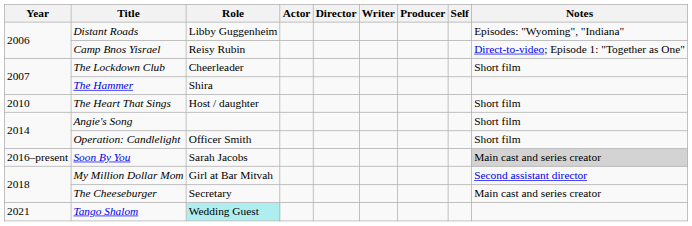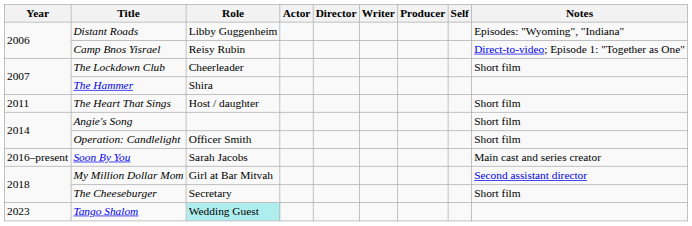(18, 103) 2010 -> (18, 103) 2011
(538, 157) lightgrey background -> (538, 157) no background
(538, 193) Main cast and series creator -> (497, 193) Short film
(18, 211) 2021 -> (18, 211) 2023
